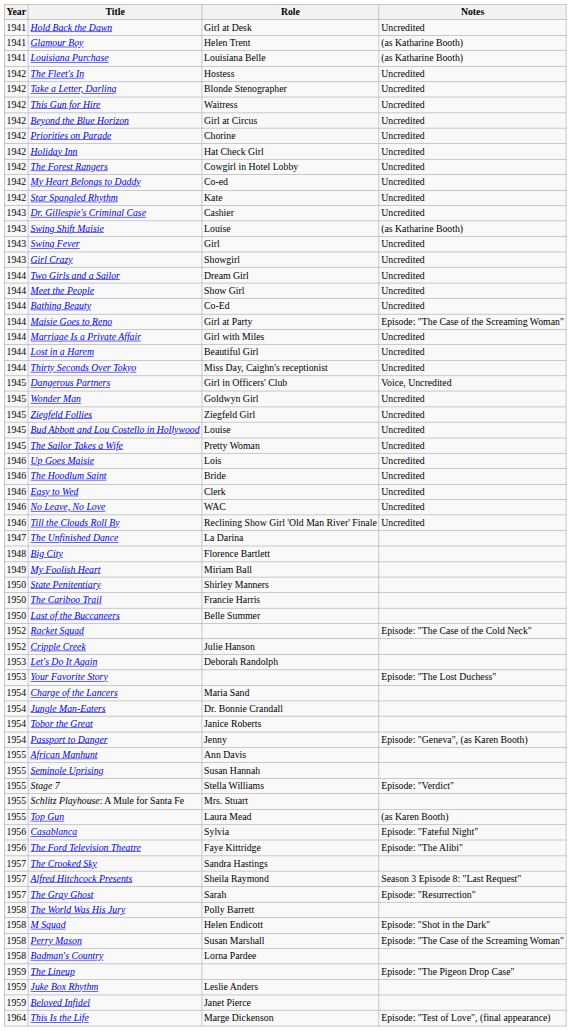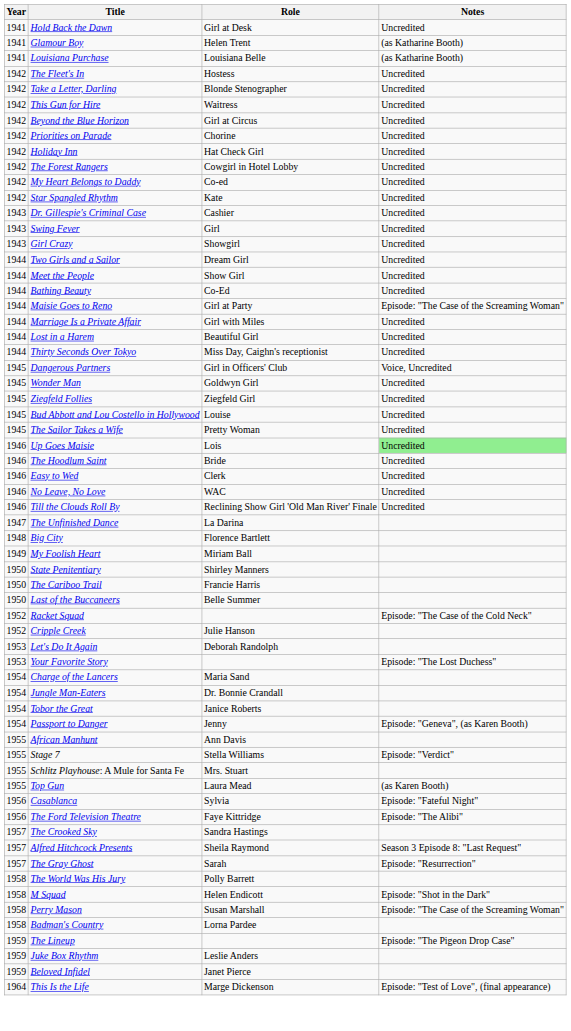- row: (67, 228)
(403, 461) no background -> (403, 445) lightgreen background
- row: (67, 770)
